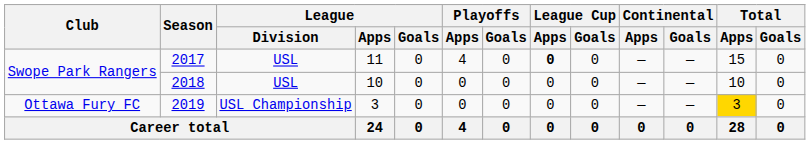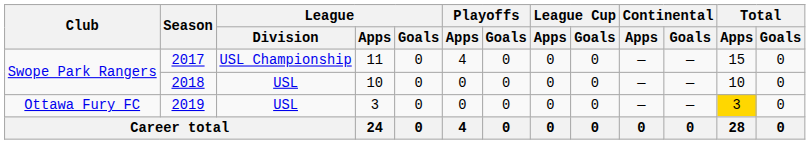(286, 61) USL -> (286, 61) USL Championship
(550, 61) bold -> (550, 61) normal
(286, 106) USL Championship -> (286, 106) USL
